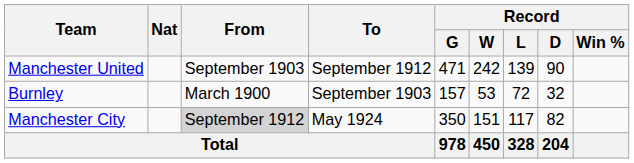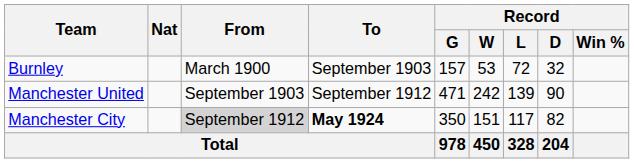rows swapped: (36, 94) <-> (76, 68)
(347, 119) normal -> (348, 119) bold
